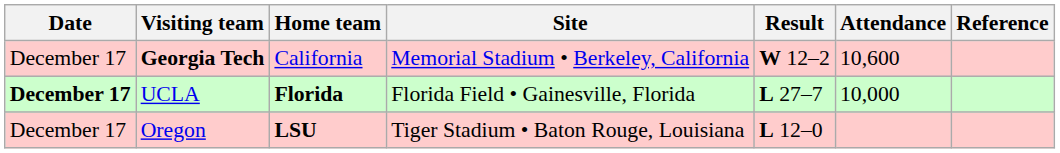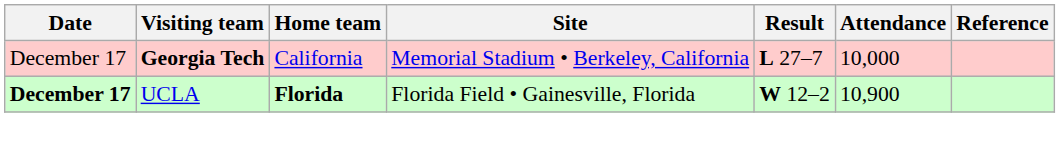(795, 58) W 12–2 -> (791, 58) L 27–7
(870, 58) 10,600 -> (870, 58) 10,000
(791, 94) L 27–7 -> (795, 94) W 12–2
(870, 94) 10,000 -> (870, 94) 10,900
- row: (173, 130)
